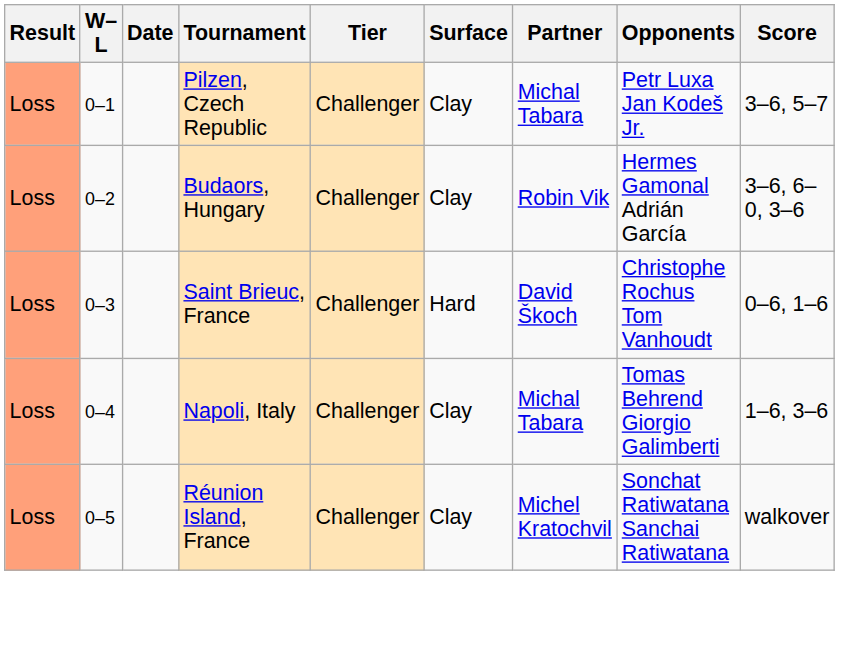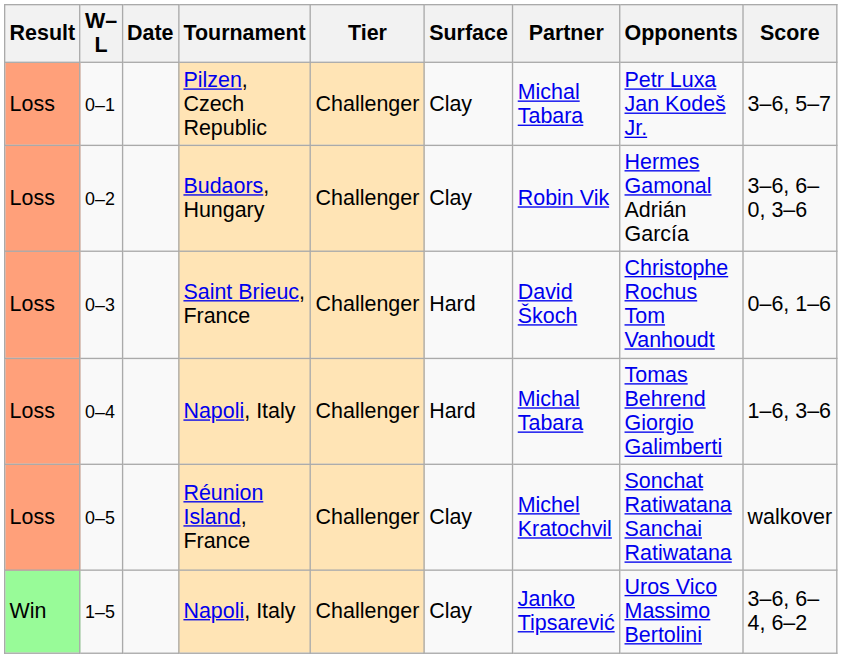(451, 410) Clay -> (452, 410) Hard
+ row: (100, 612)
